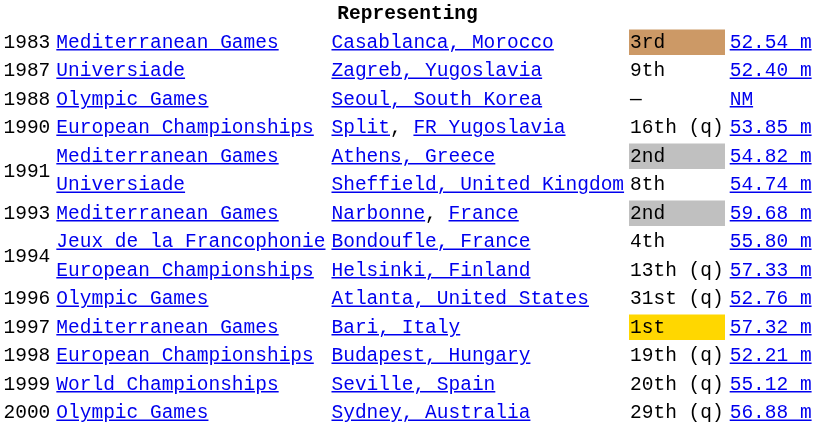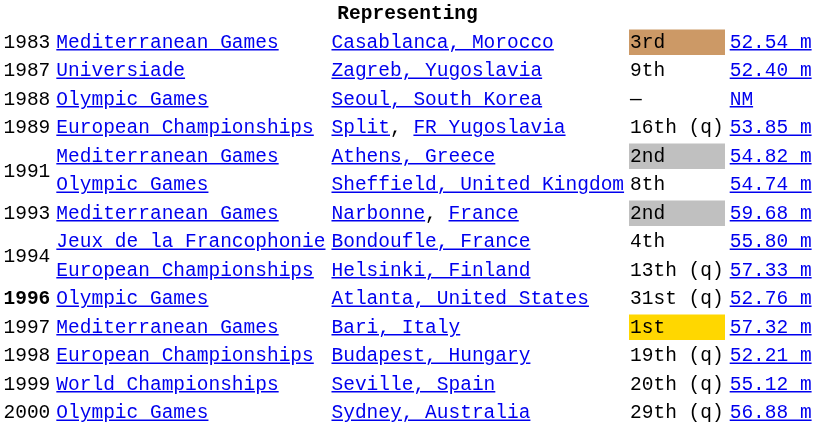(27, 128) 1990 -> (27, 128) 1989
(121, 185) Universiade -> (132, 185) Olympic Games
(27, 299) normal -> (27, 299) bold
